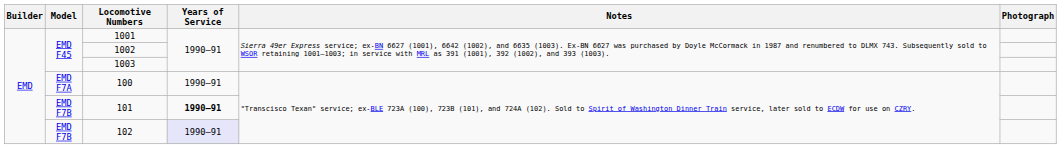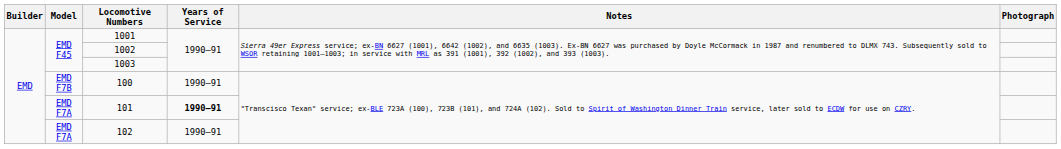(64, 83) EMD F7A -> (64, 83) EMD F7B
(64, 108) EMD F7B -> (64, 108) EMD F7A
(64, 132) EMD F7B -> (64, 132) EMD F7A
(203, 132) lavender background -> (203, 132) no background
